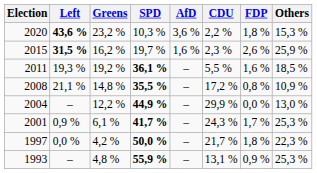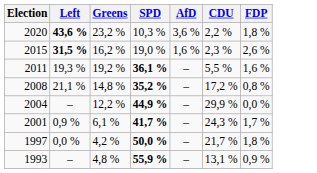- column: (292, 13)
(149, 50) 19,7 % -> (149, 50) 19,0 %
(150, 86) 35,5 % -> (150, 86) 35,2 %
